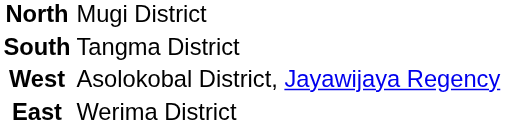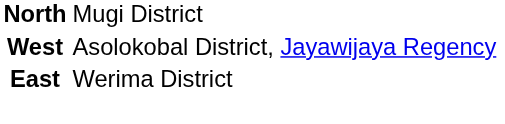- row: (37, 47)
